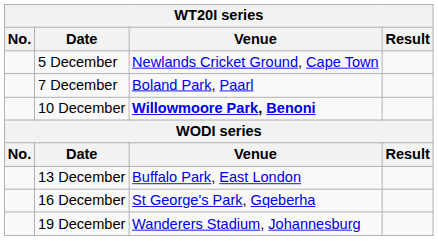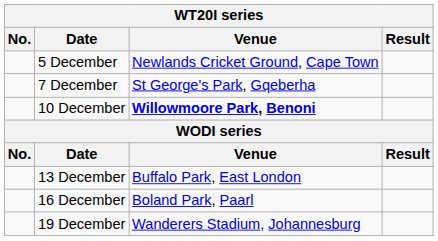(193, 85) Boland Park, Paarl -> (224, 85) St George's Park, Gqeberha
(224, 200) St George's Park, Gqeberha -> (193, 200) Boland Park, Paarl
